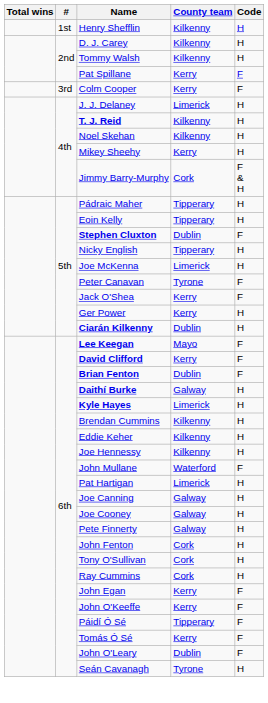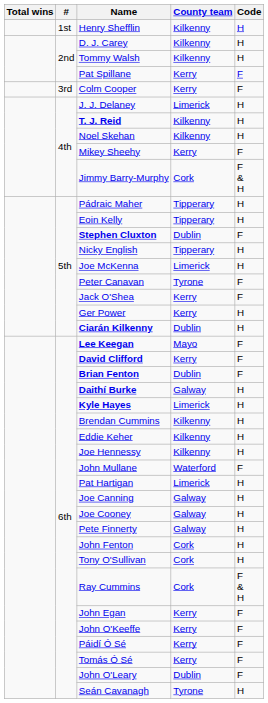(240, 151) H -> (240, 151) F
(240, 575) H -> (240, 586) F & H
(194, 622) Tipperary -> (185, 644) Kerry
